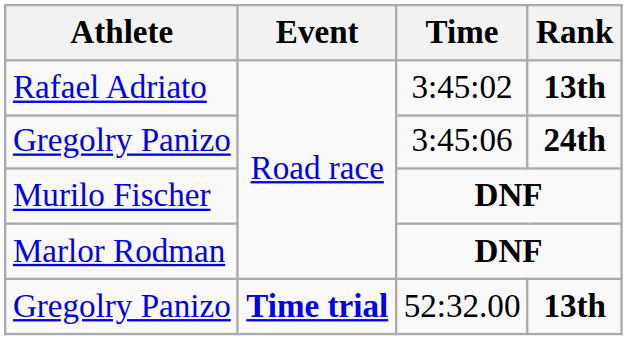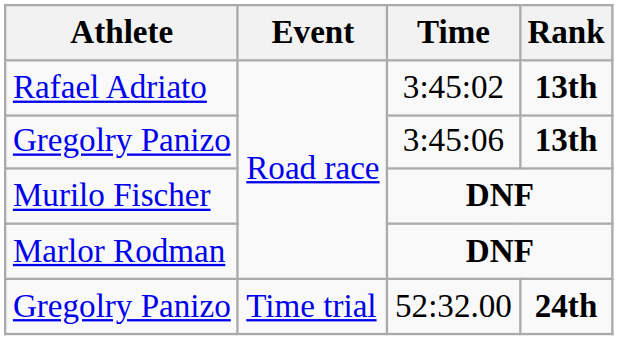(575, 141) 24th -> (566, 141) 13th
(317, 305) bold -> (311, 305) normal
(575, 305) 13th -> (566, 305) 24th
